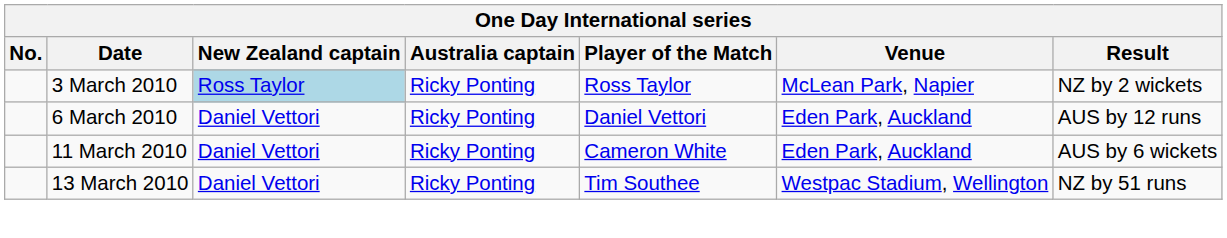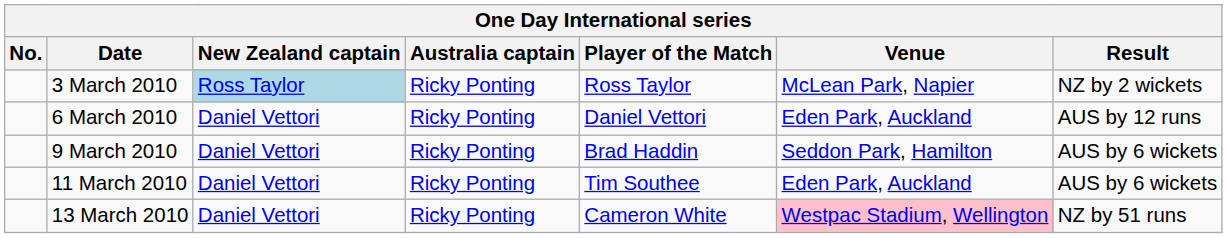+ row: (114, 150)
(656, 150) Cameron White -> (642, 183) Tim Southee
(642, 183) Tim Southee -> (656, 215) Cameron White
(915, 183) no background -> (915, 215) pink background
